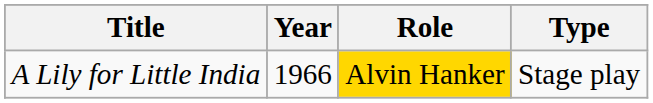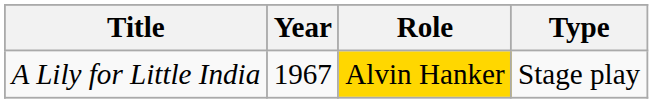(303, 73) 1966 -> (303, 73) 1967
